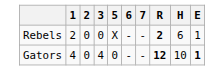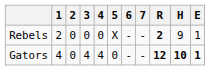+ column: (101, 15)
(180, 35) 6 -> (180, 35) 9
(180, 55) normal -> (180, 55) bold
